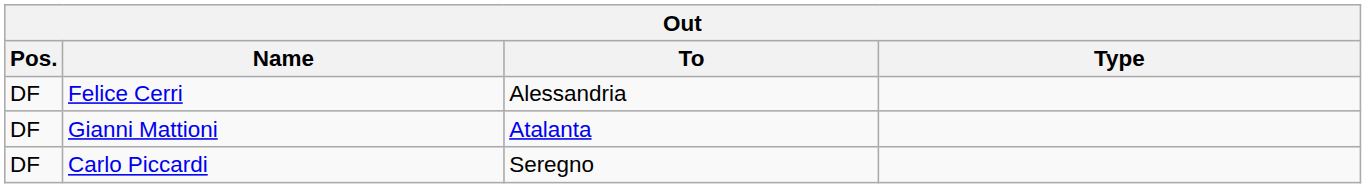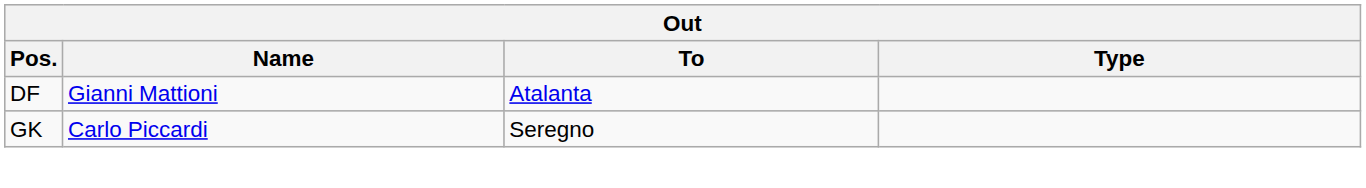- row: (125, 94)
(25, 165) DF -> (26, 129) GK
